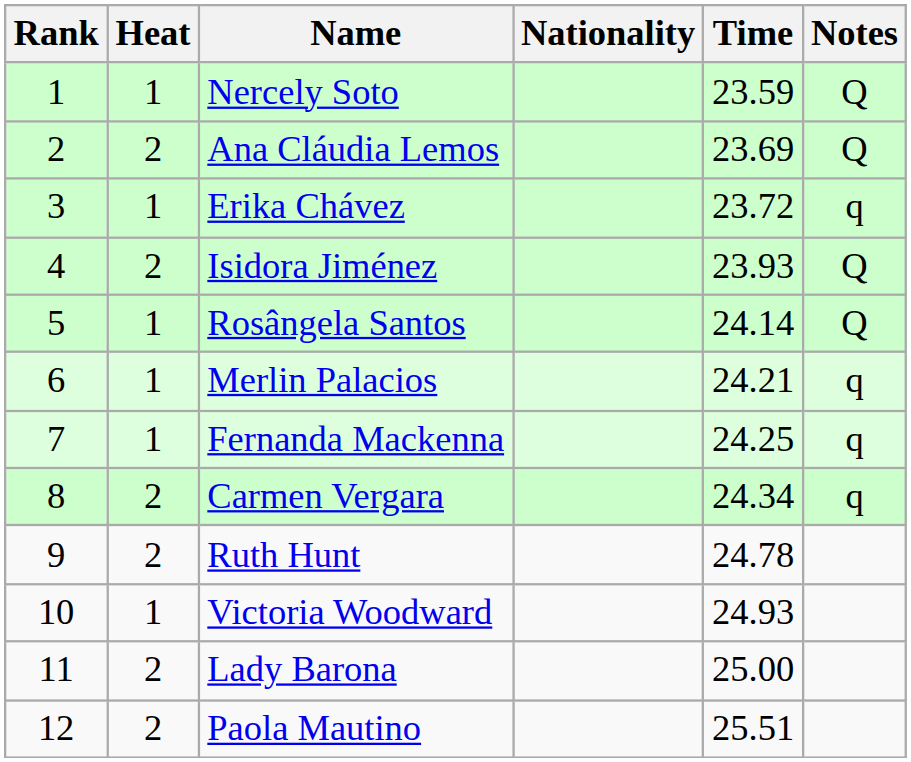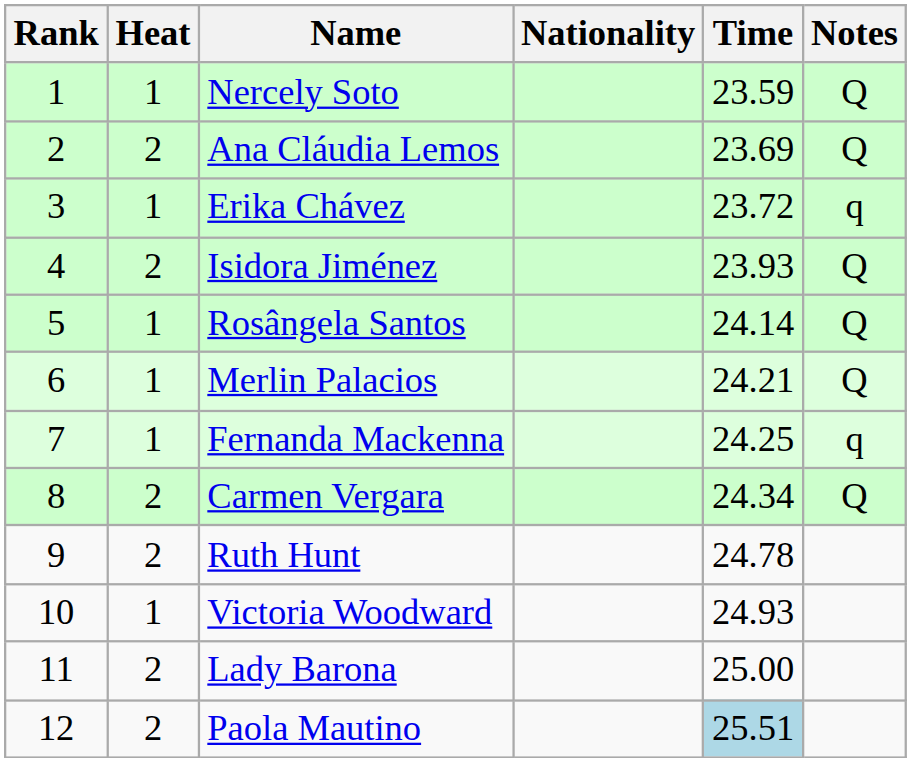(855, 380) q -> (855, 380) Q
(855, 496) q -> (855, 496) Q
(753, 727) no background -> (753, 727) lightblue background
